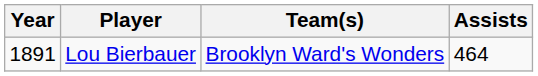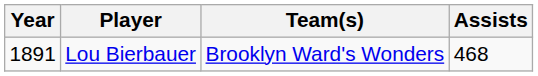(471, 53) 464 -> (471, 53) 468
